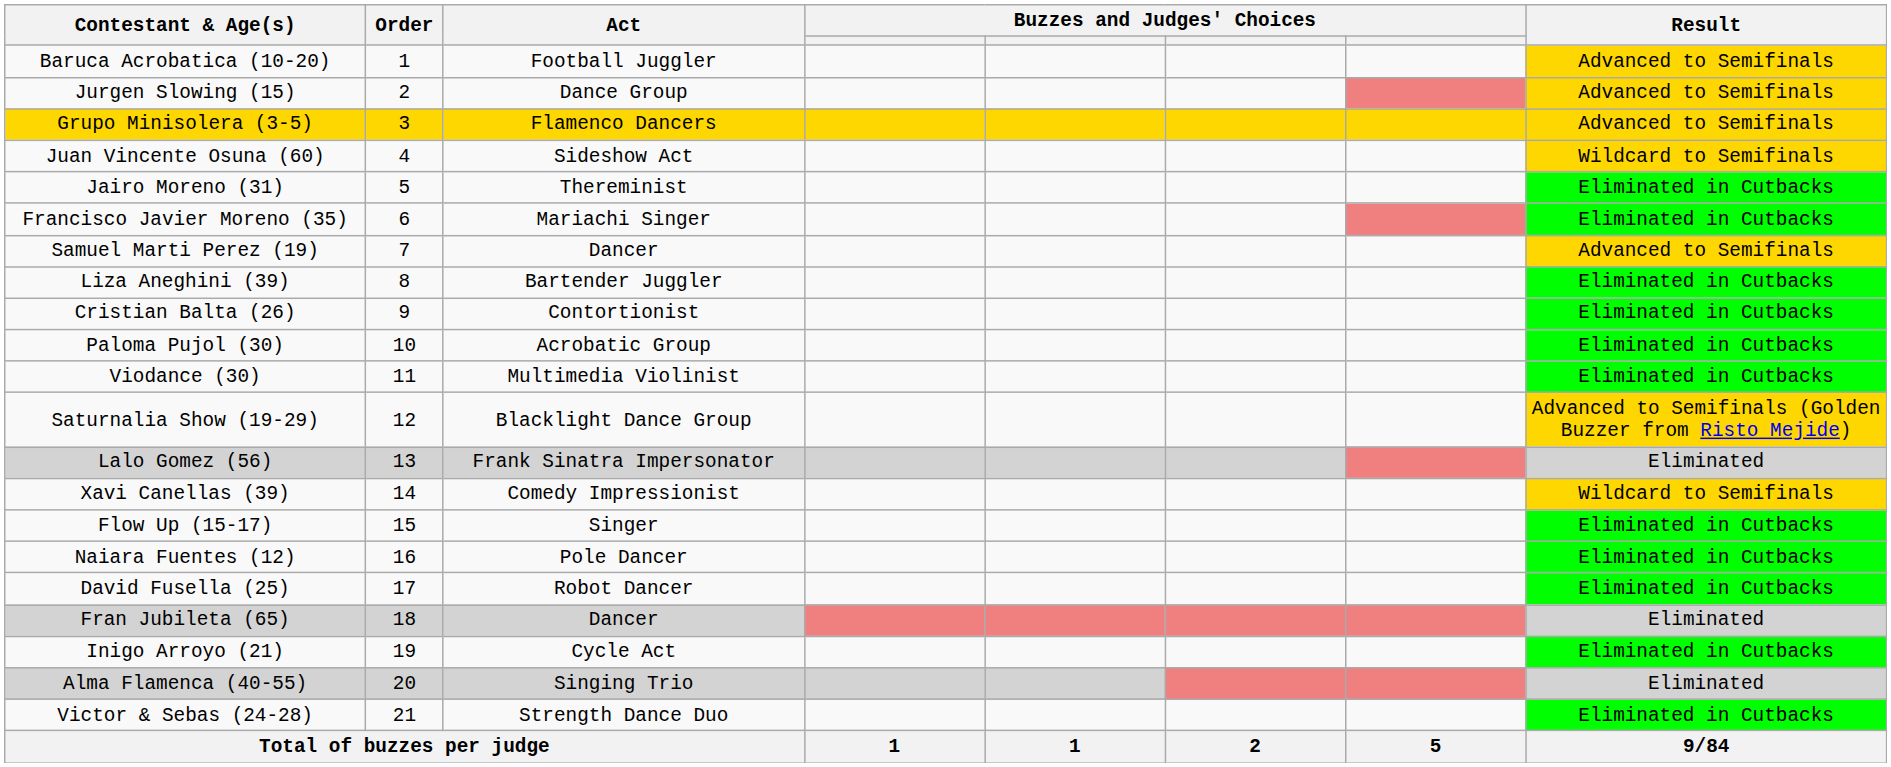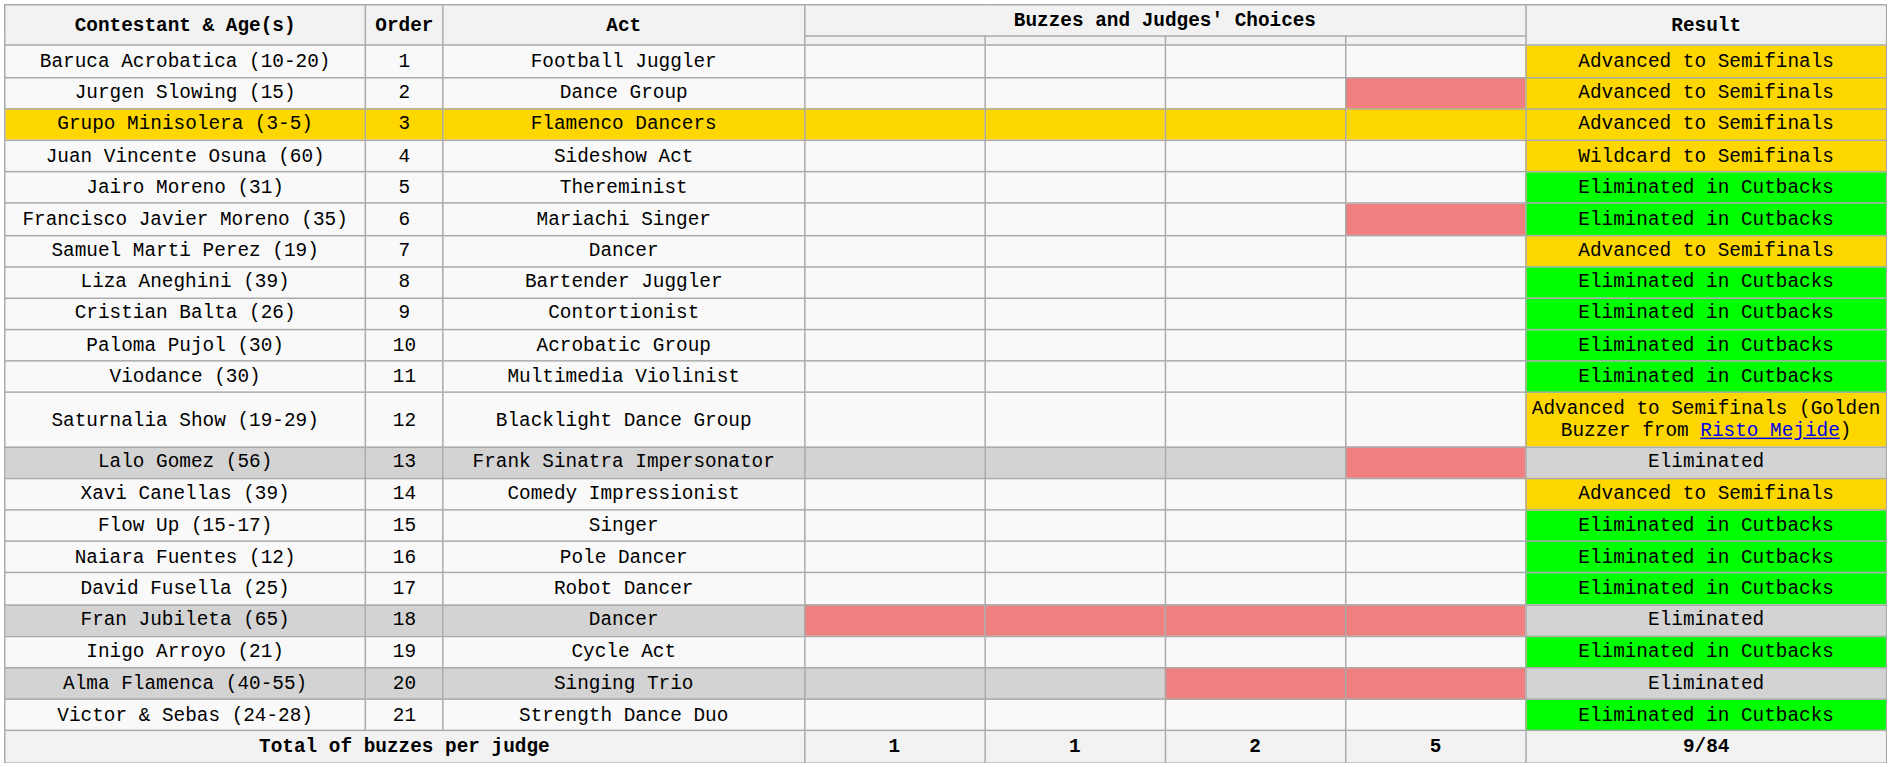(1706, 494) Wildcard to Semifinals -> (1706, 494) Advanced to Semifinals
